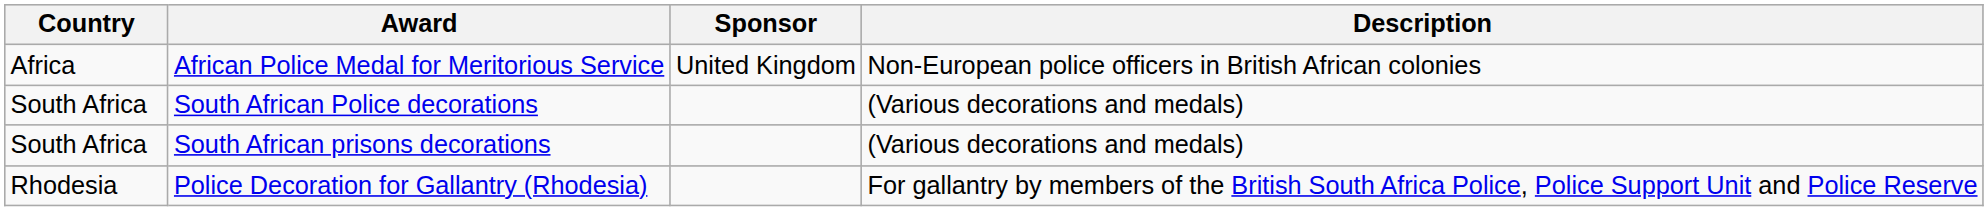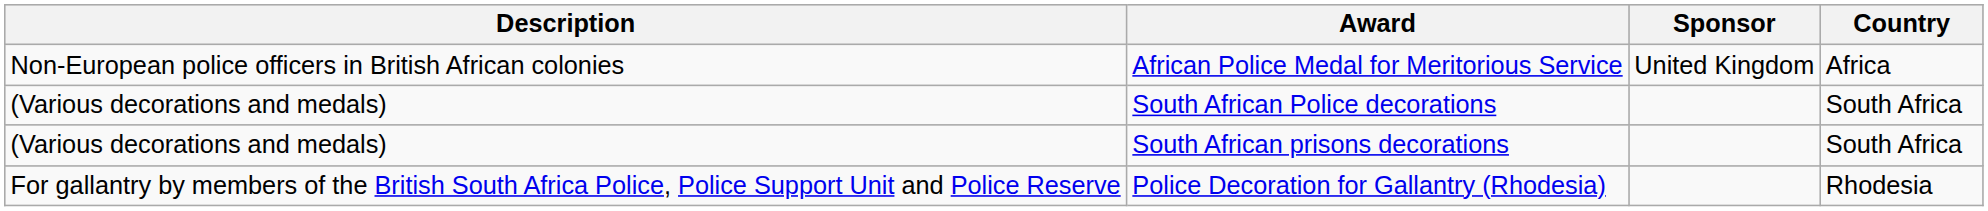columns swapped: (86, 24) <-> (1423, 24)
